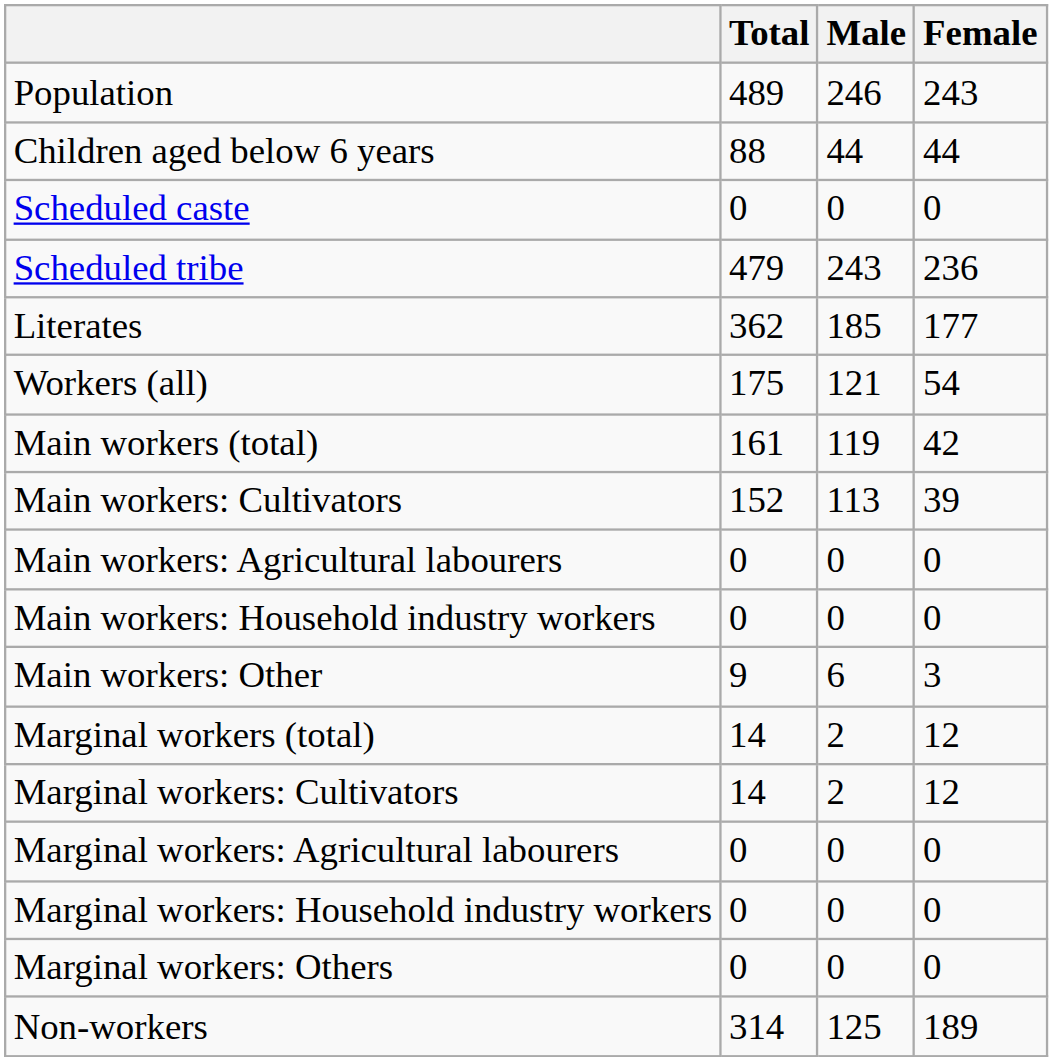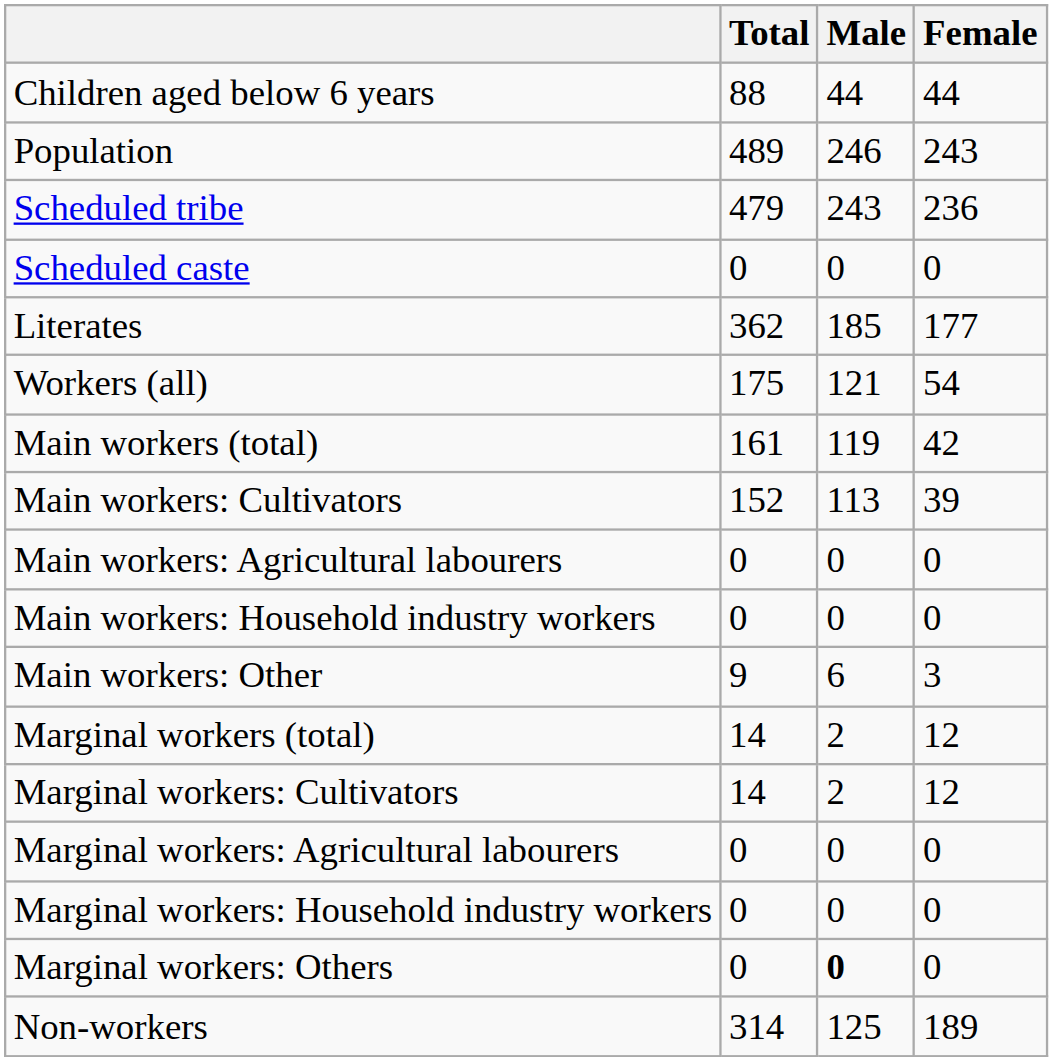rows swapped: (93, 92) <-> (224, 150)
rows swapped: (132, 208) <-> (129, 267)
(836, 967) normal -> (836, 967) bold
